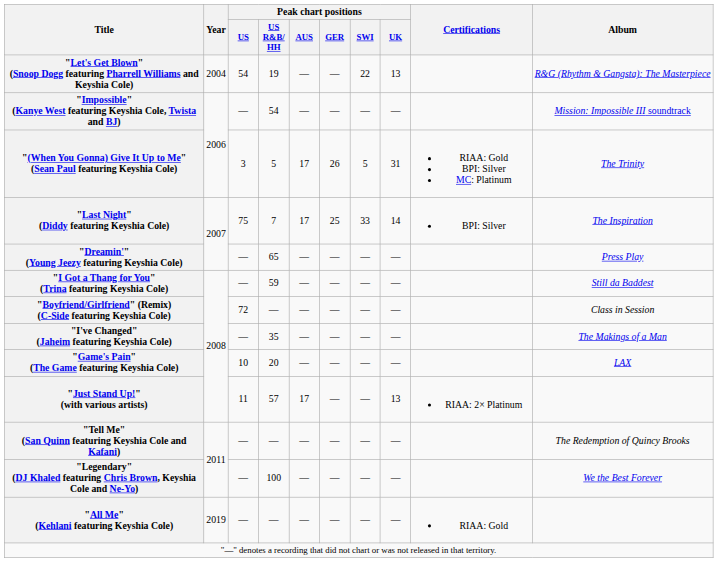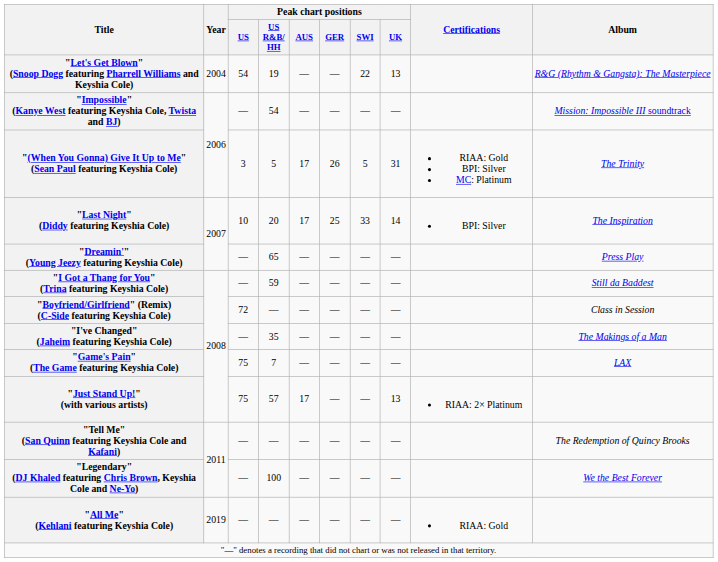(243, 221) 75 -> (243, 221) 10
(274, 221) 7 -> (274, 221) 20
(243, 363) 10 -> (243, 363) 75
(274, 363) 20 -> (274, 363) 7
(243, 399) 11 -> (243, 399) 75
